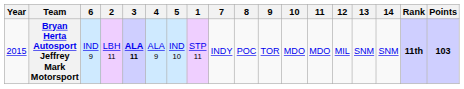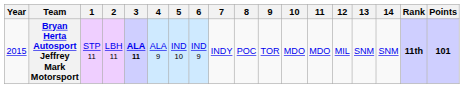columns swapped: (198, 12) <-> (91, 12)
(443, 51) 103 -> (443, 51) 101
